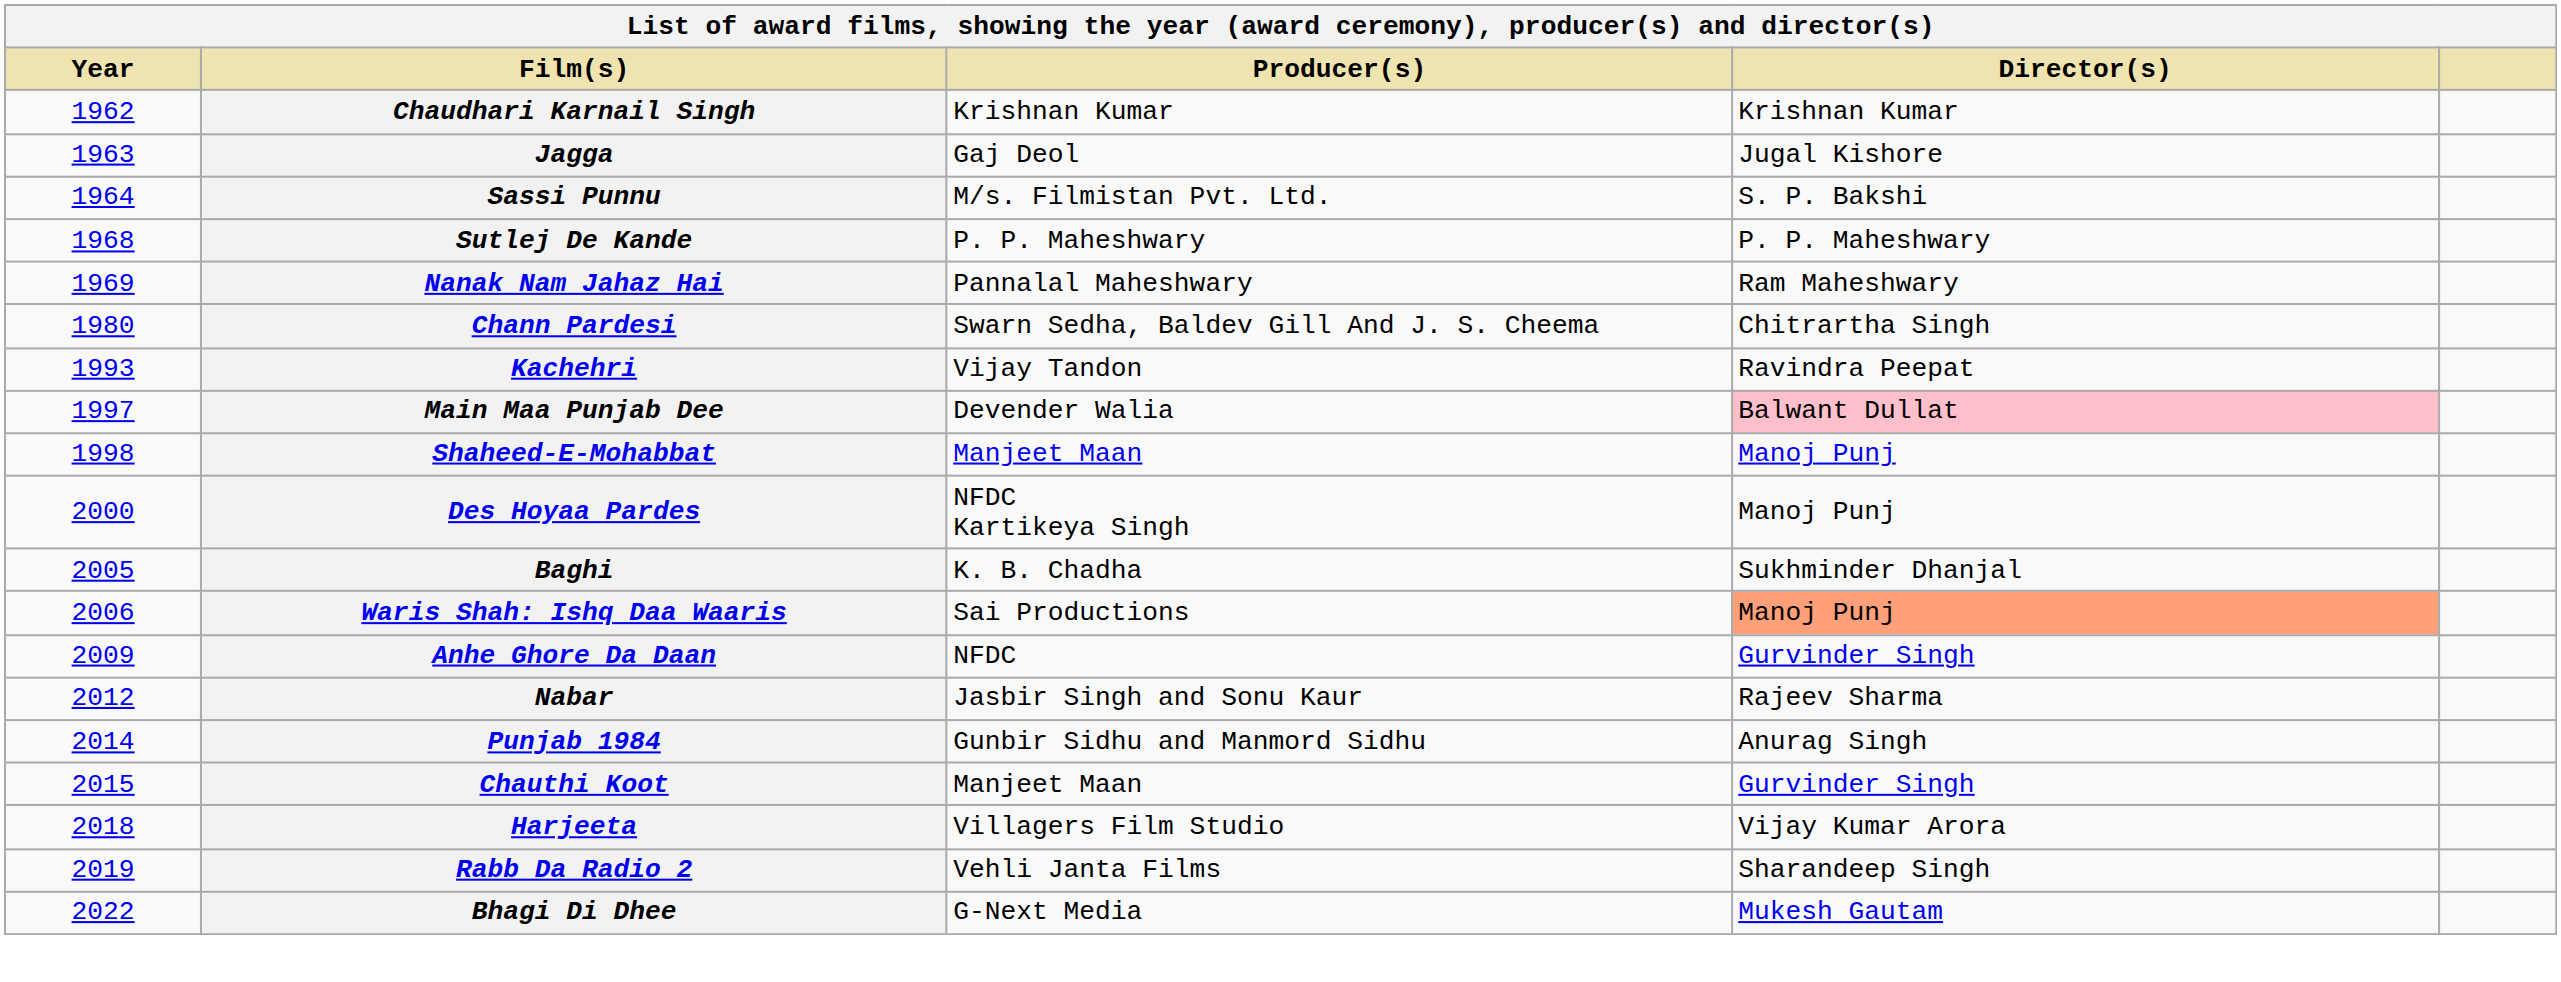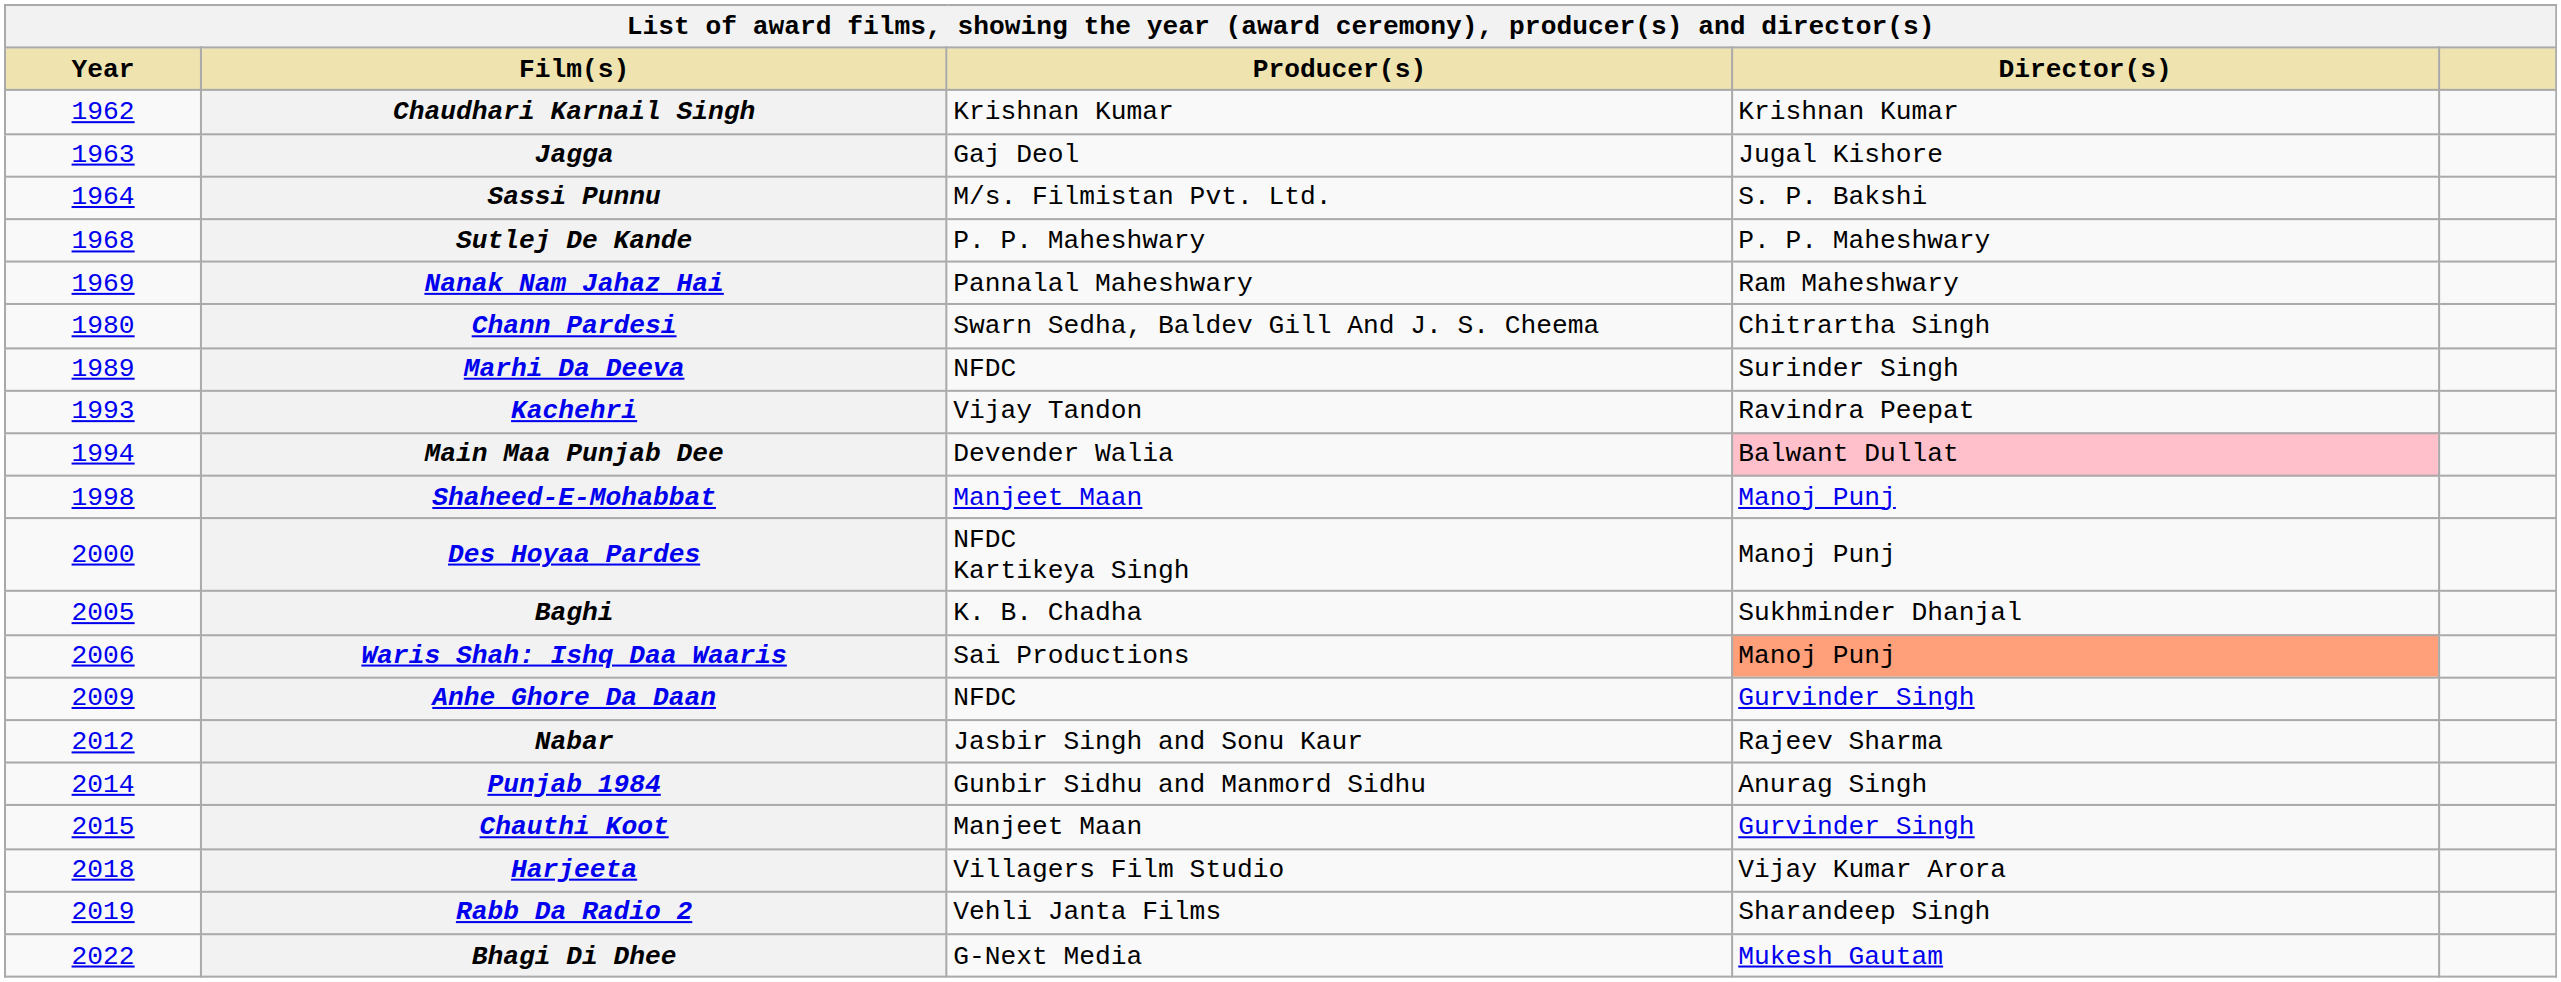+ row: (574, 369)
(103, 412) 1997 -> (103, 454) 1994
